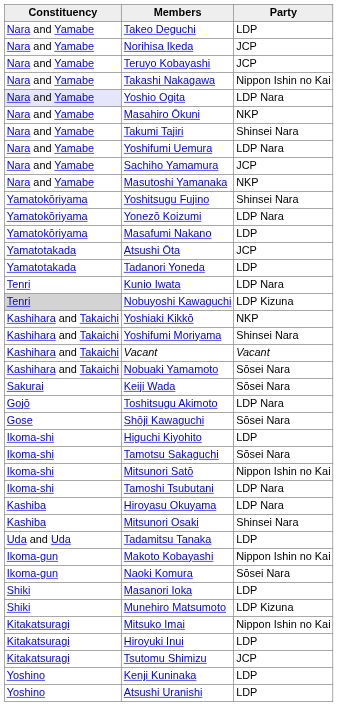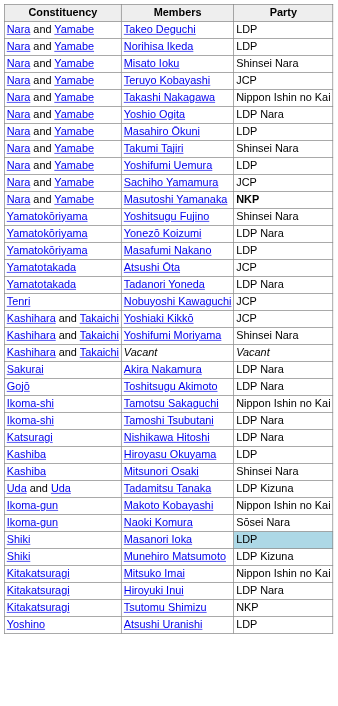(246, 46) JCP -> (247, 46) LDP
+ row: (152, 64)
(50, 98) lavender background -> (50, 115) no background
(247, 114) NKP -> (247, 132) LDP
(260, 148) LDP Nara -> (247, 166) LDP
(247, 182) normal -> (248, 200) bold
(247, 268) LDP -> (260, 284) LDP Nara
- row: (152, 284)
(19, 302) lightgrey background -> (19, 302) no background
(265, 302) LDP Kizuna -> (246, 302) JCP
(247, 318) NKP -> (246, 318) JCP
- row: (171, 370)
+ row: (163, 370)
- row: (150, 386)
- row: (164, 420)
- row: (163, 438)
(263, 454) Sōsei Nara -> (283, 404) Nippon Ishin no Kai
- row: (159, 472)
+ row: (167, 438)
(260, 506) LDP Nara -> (247, 454) LDP
(247, 540) LDP -> (265, 488) LDP Kizuna
(247, 591) no background -> (247, 540) lightblue background
(247, 642) LDP -> (260, 591) LDP Nara
(246, 659) JCP -> (247, 608) NKP
- row: (160, 676)
